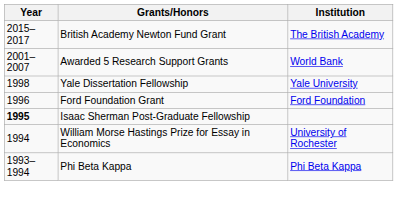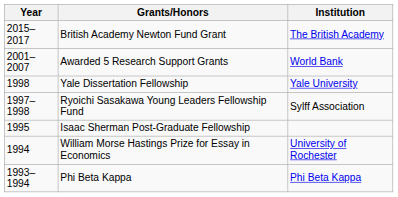+ row: (163, 106)
- row: (112, 100)
(18, 116) bold -> (18, 128) normal
